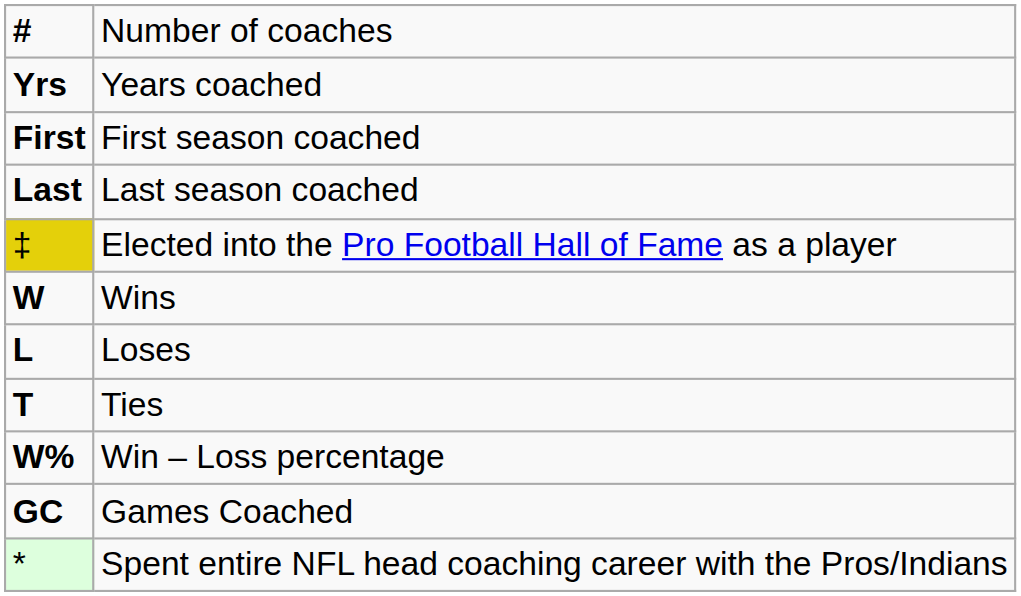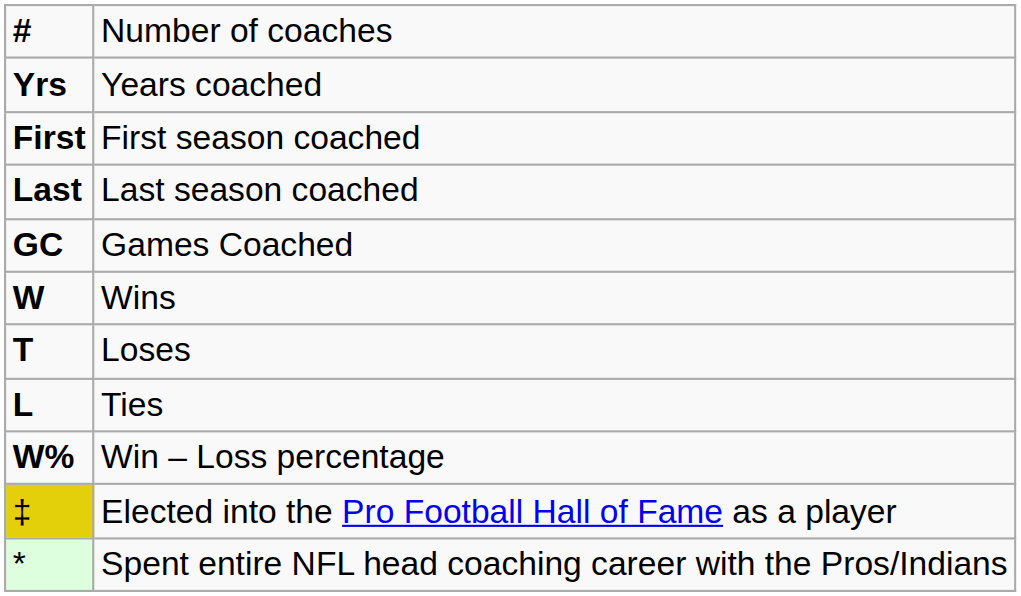rows swapped: (227, 510) <-> (499, 244)
(23, 350) L -> (23, 350) T
(23, 404) T -> (23, 404) L
